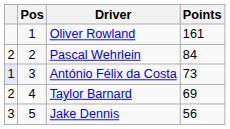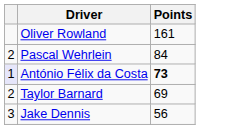- column: (32, 14)
(190, 74) normal -> (161, 74) bold
